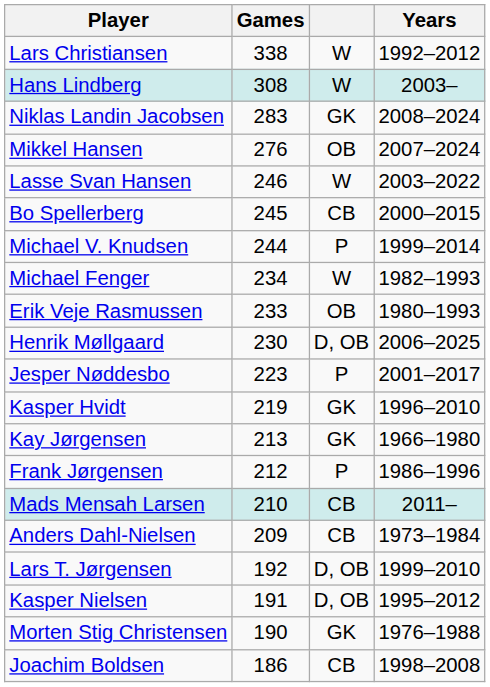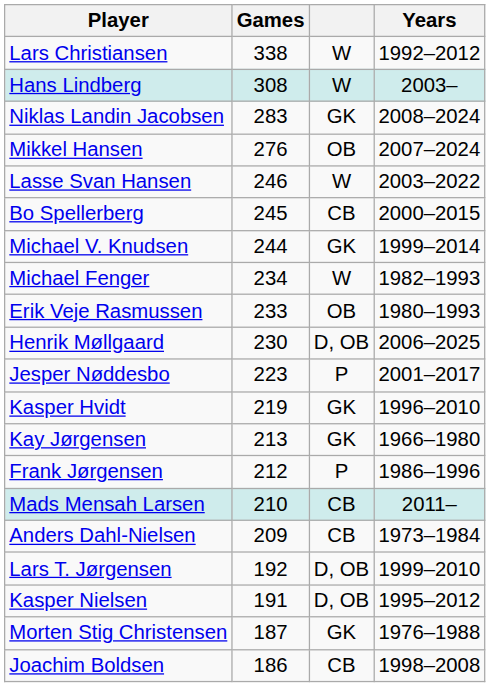(341, 246) P -> (341, 246) GK
(271, 632) 190 -> (271, 632) 187
